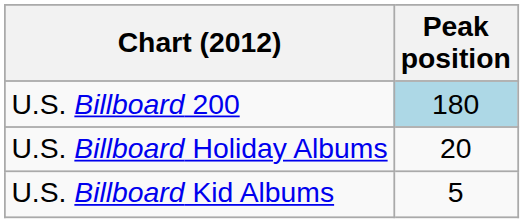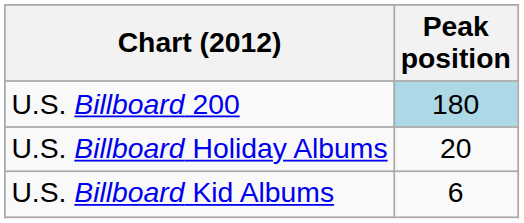(456, 193) 5 -> (456, 193) 6
